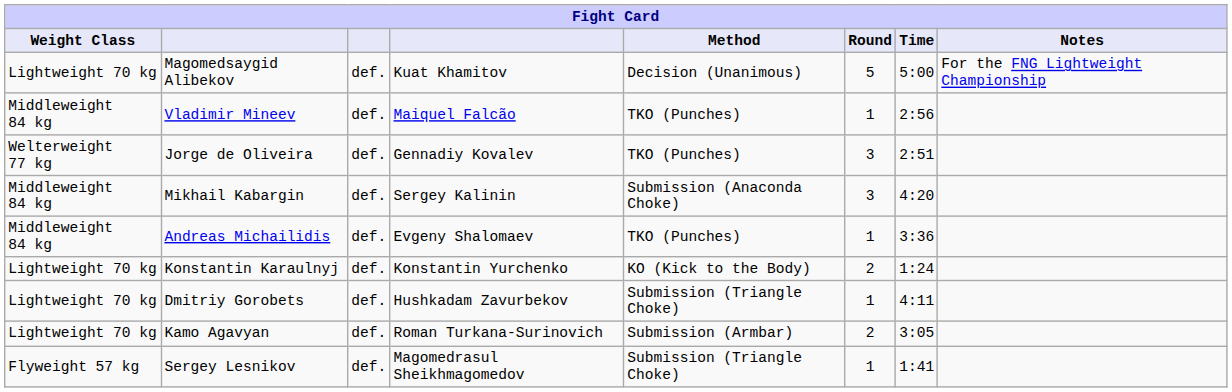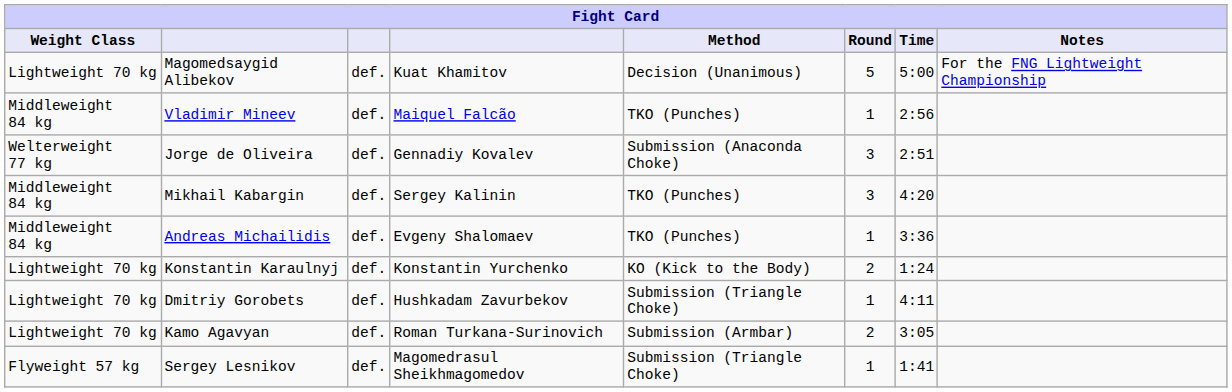(684, 155) TKO (Punches) -> (715, 155) Submission (Anaconda Choke)
(715, 196) Submission (Anaconda Choke) -> (684, 196) TKO (Punches)
